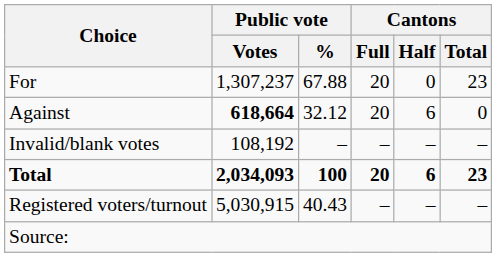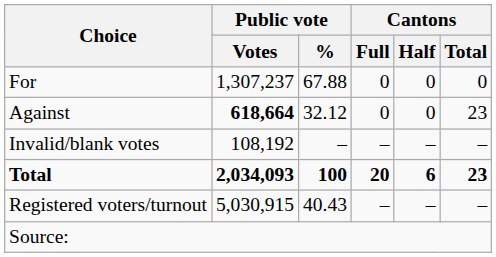(380, 81) 20 -> (385, 81) 0
(477, 81) 23 -> (482, 81) 0
(380, 112) 20 -> (385, 112) 0
(431, 112) 6 -> (431, 112) 0
(482, 112) 0 -> (477, 112) 23
